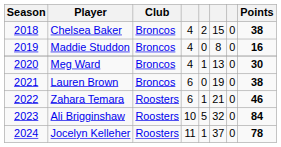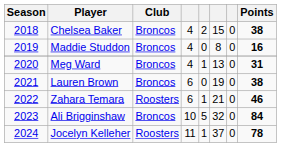(257, 64) 30 -> (257, 64) 31
(157, 116) Roosters -> (155, 116) Broncos
